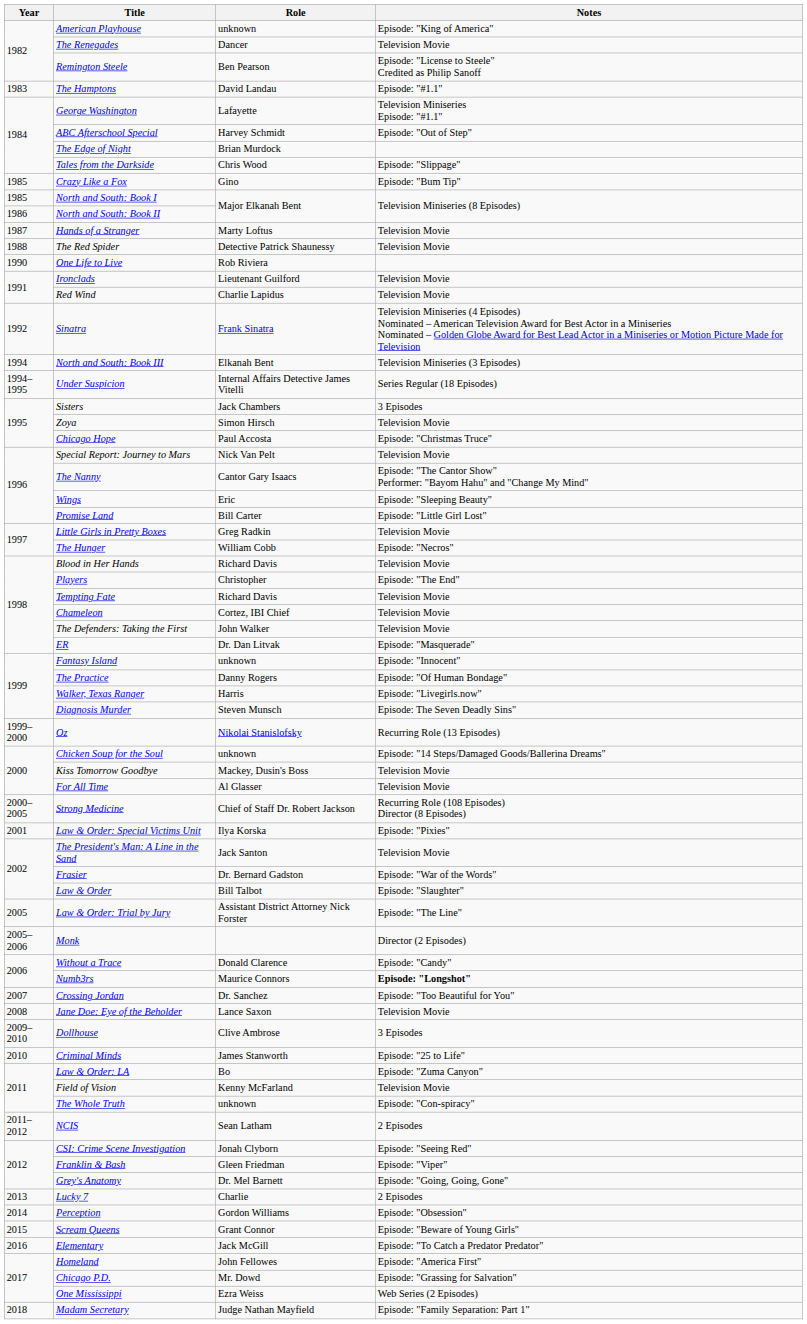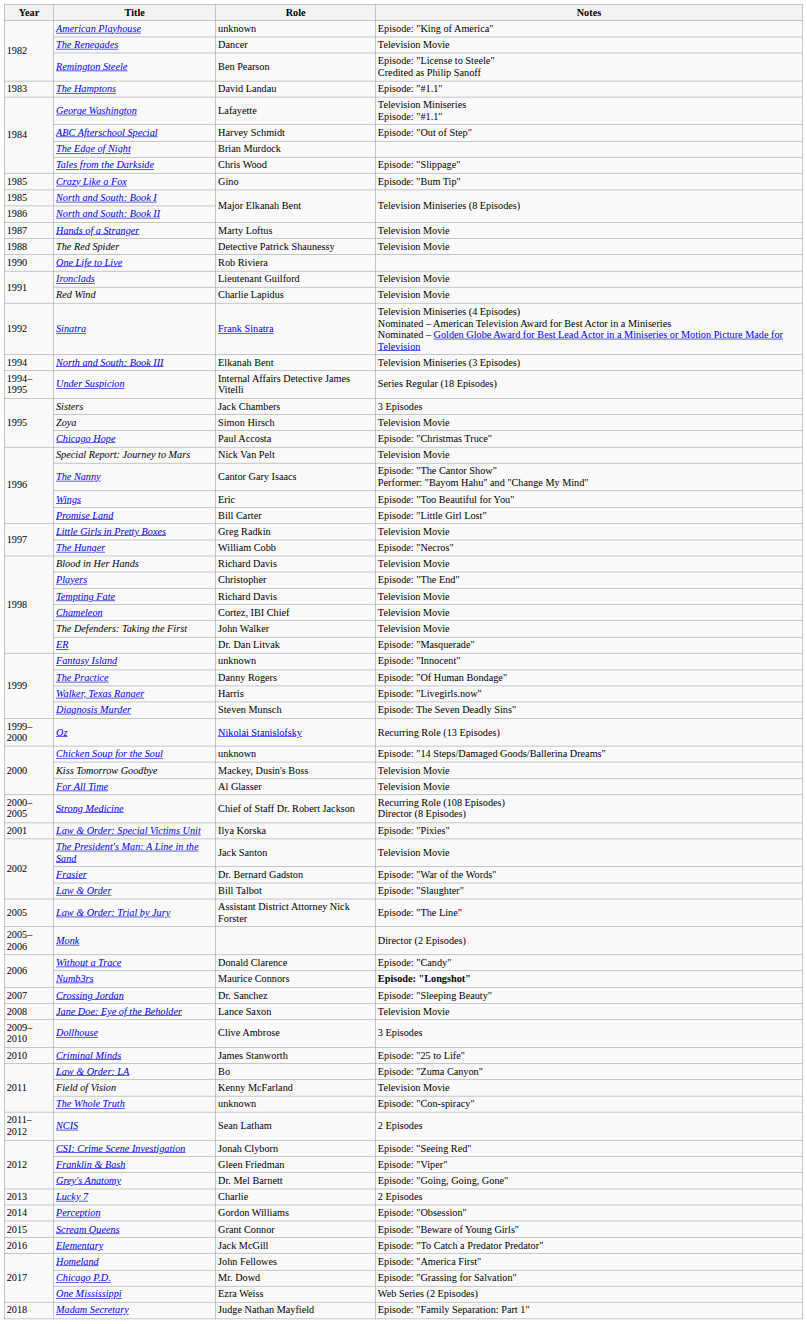(435, 499) Episode: "Sleeping Beauty" -> (446, 499) Episode: "Too Beautiful for You"
(446, 995) Episode: "Too Beautiful for You" -> (435, 995) Episode: "Sleeping Beauty"
